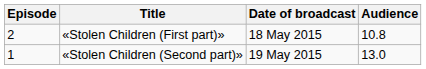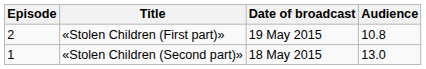(285, 34) 18 May 2015 -> (285, 34) 19 May 2015
(285, 54) 19 May 2015 -> (285, 54) 18 May 2015
